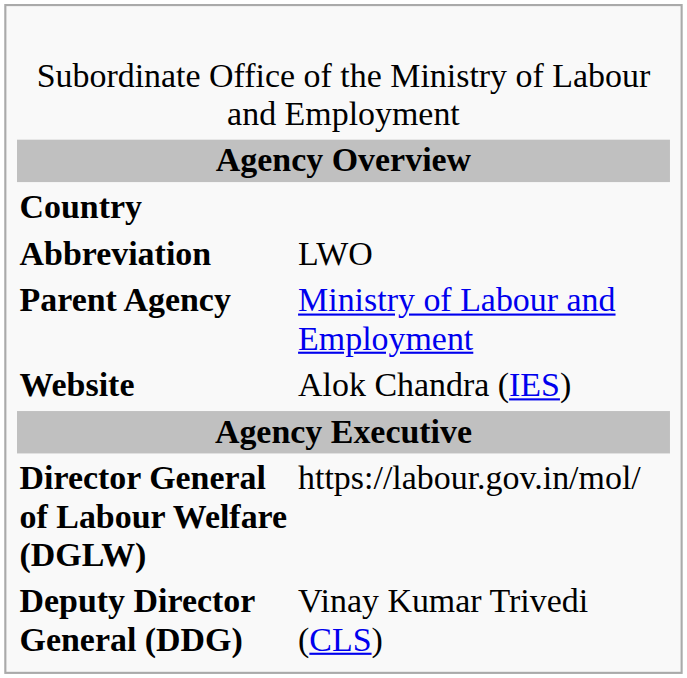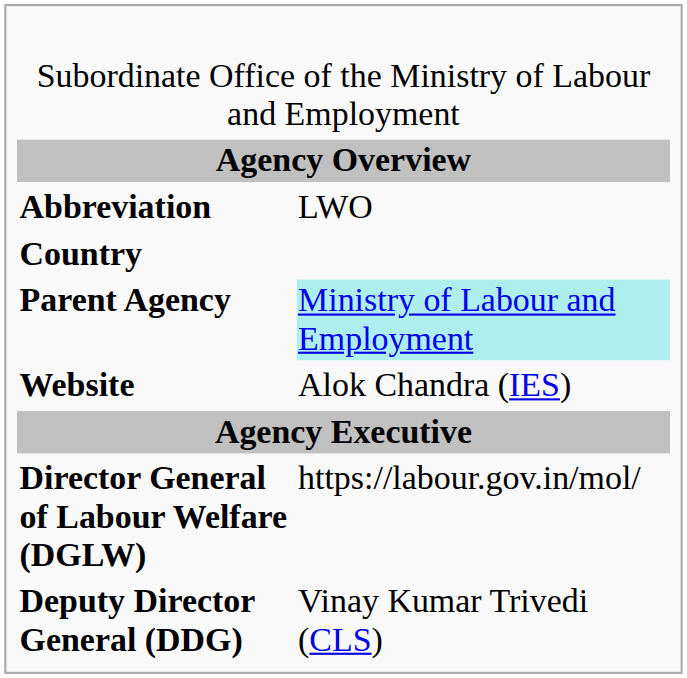rows swapped: (115, 253) <-> (81, 207)
(457, 319) no background -> (457, 319) paleturquoise background
